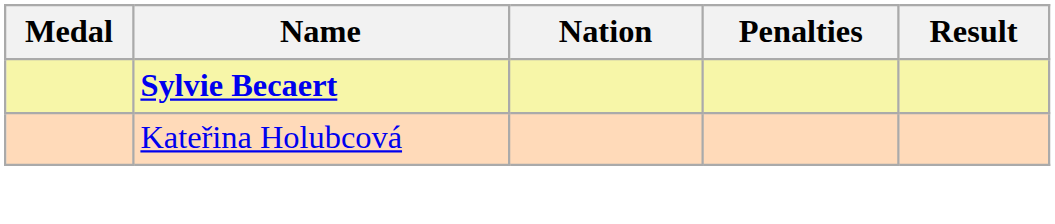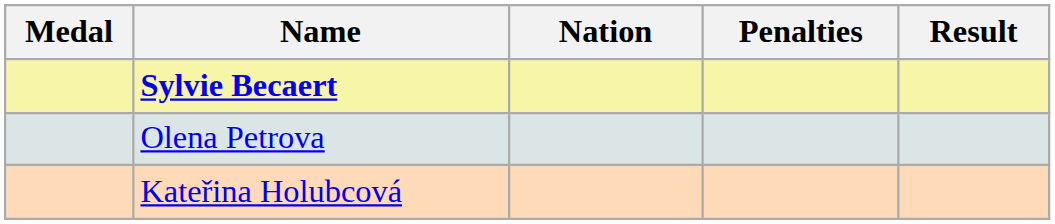+ row: (233, 138)
